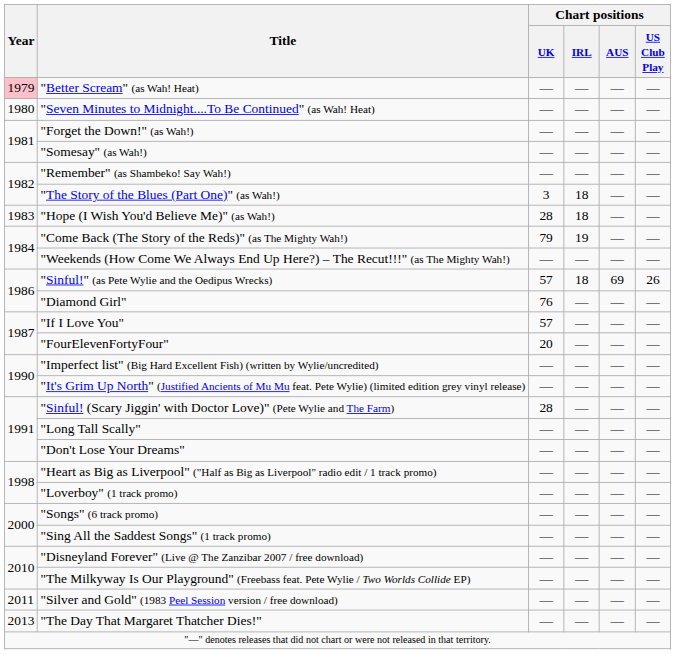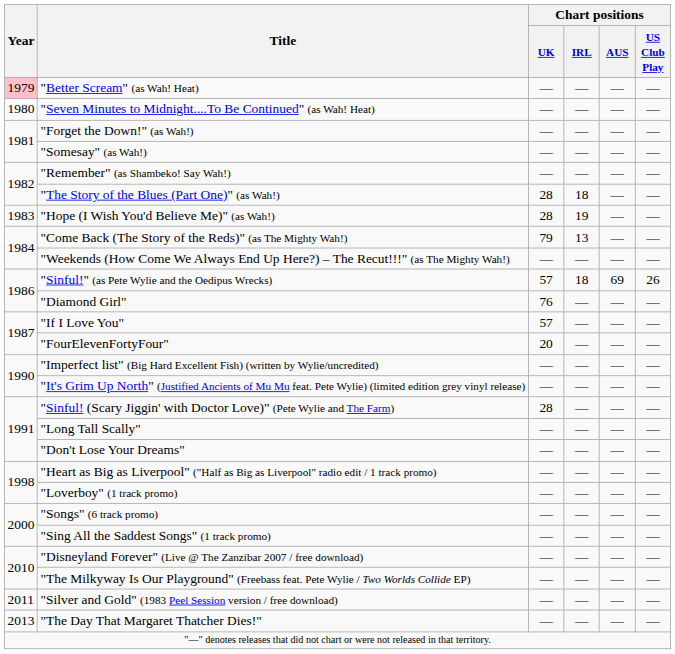(546, 194) 3 -> (546, 194) 28
(582, 215) 18 -> (582, 215) 19
(582, 237) 19 -> (582, 237) 13
